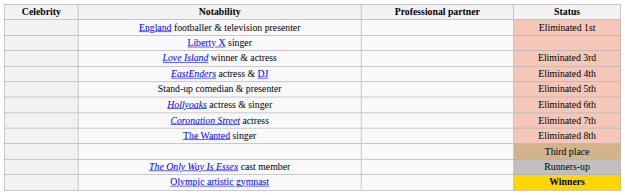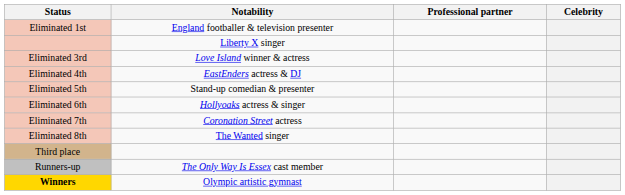columns swapped: (41, 12) <-> (567, 12)
